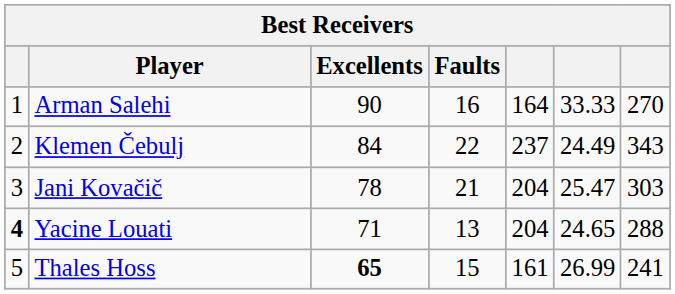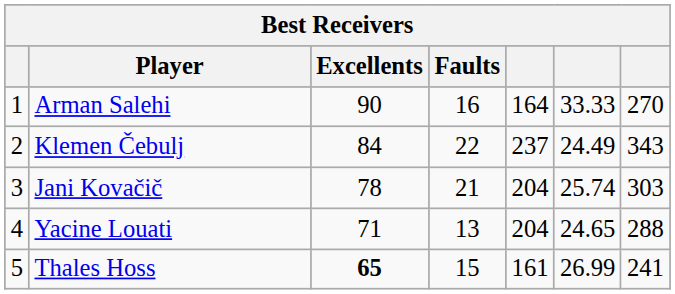(588, 187) 25.47 -> (588, 187) 25.74
(17, 228) bold -> (17, 228) normal
